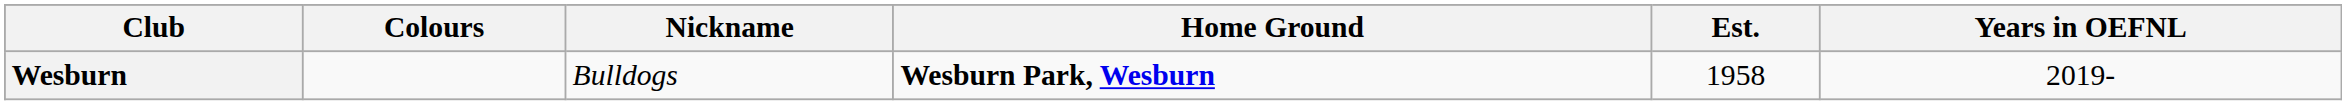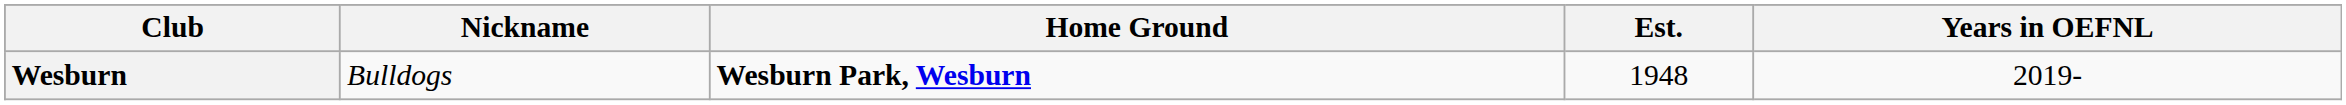- column: (434, 27)
(1736, 74) 1958 -> (1659, 74) 1948
